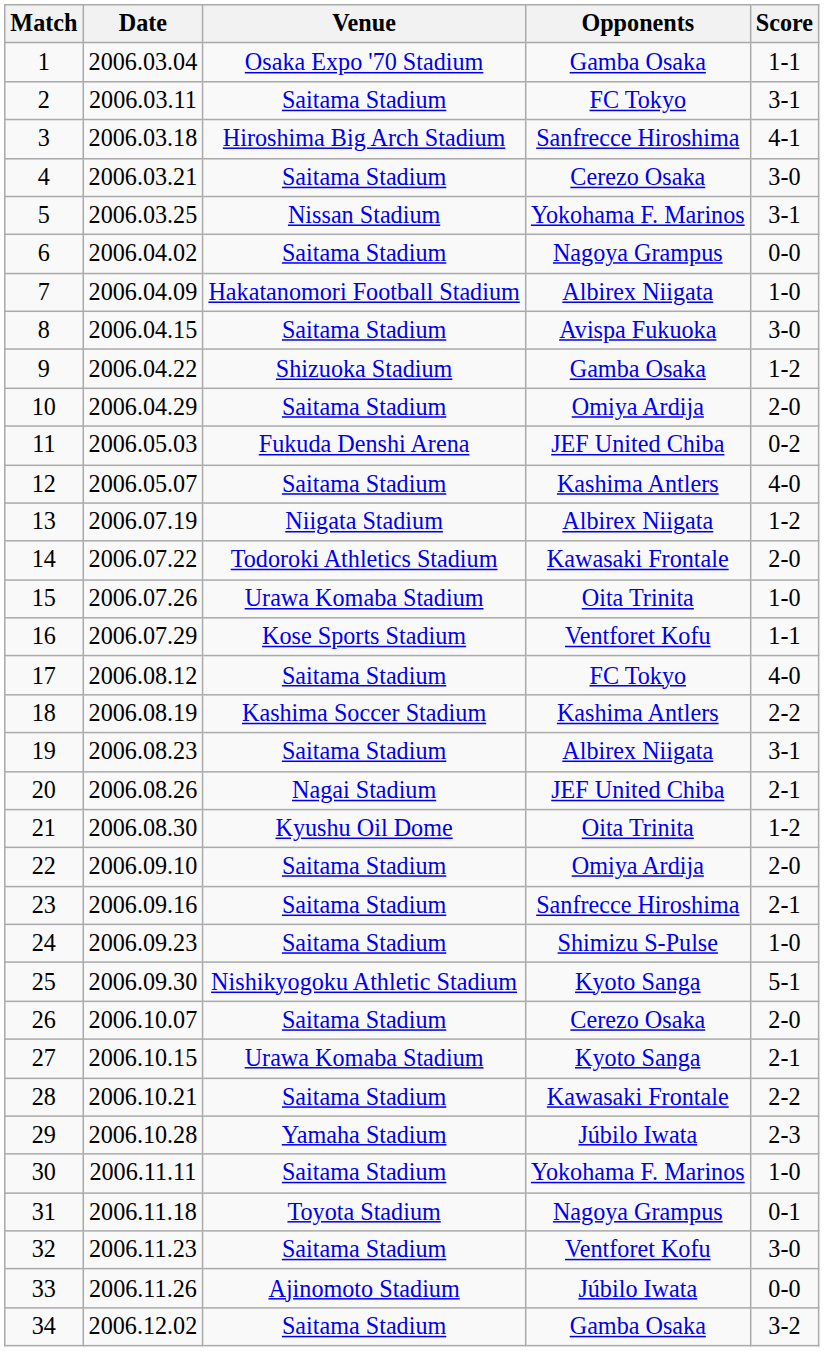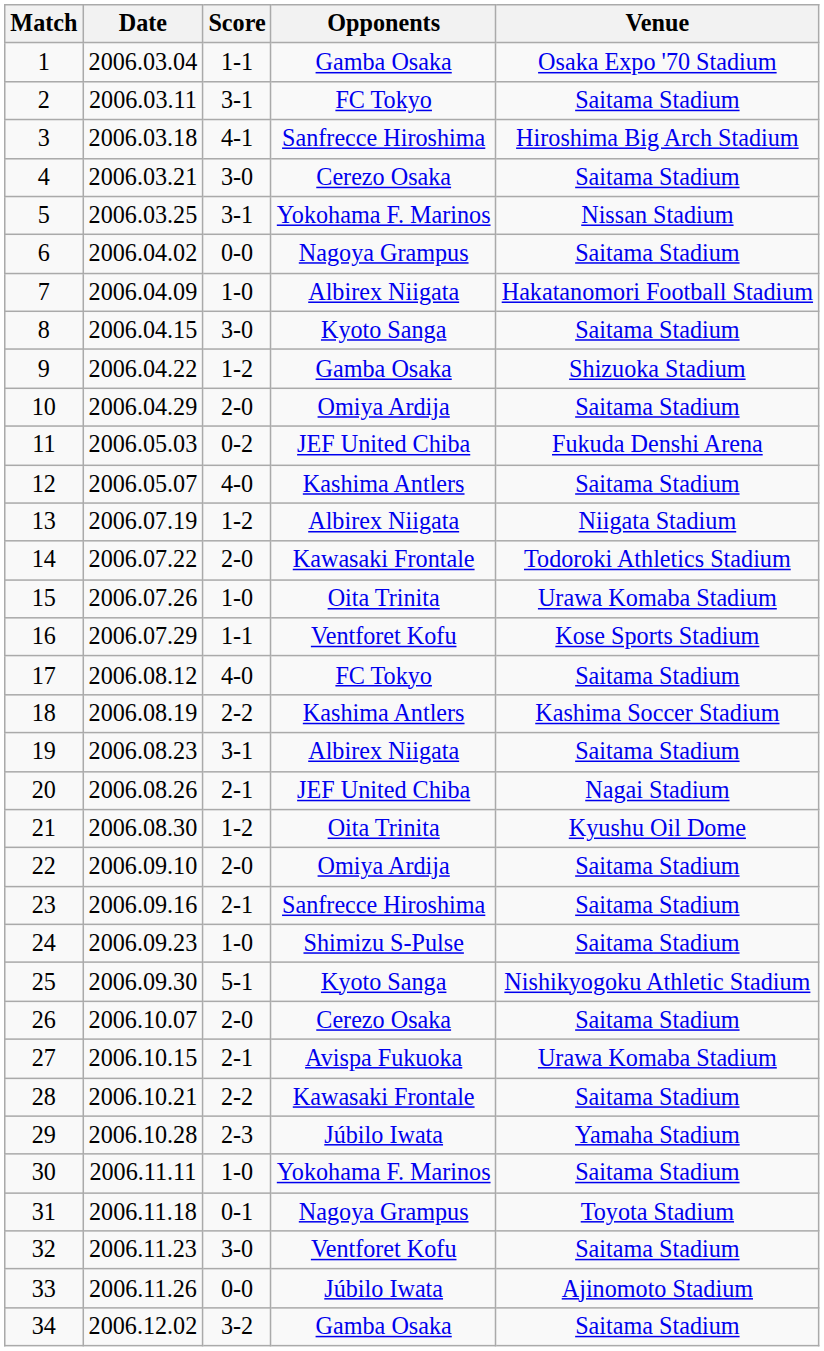columns swapped: (364, 23) <-> (784, 23)
(638, 330) Avispa Fukuoka -> (384, 330) Kyoto Sanga
(638, 1058) Kyoto Sanga -> (384, 1058) Avispa Fukuoka
